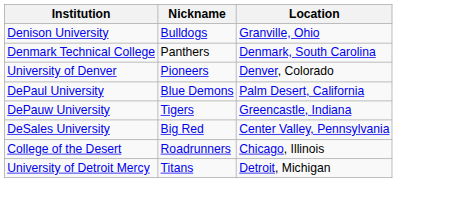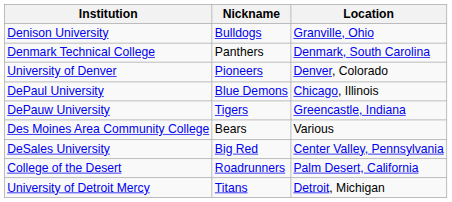(302, 91) Palm Desert, California -> (336, 91) Chicago, Illinois
+ row: (108, 129)
(282, 149) Chicago, Illinois -> (356, 168) Palm Desert, California
